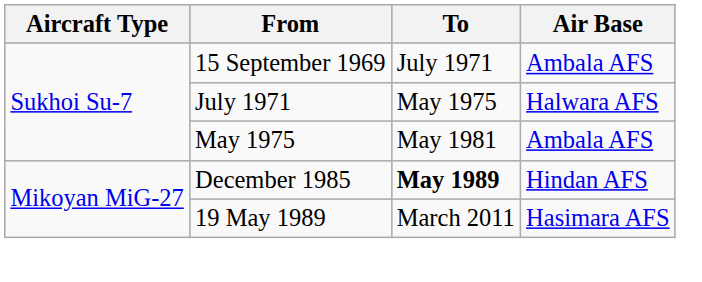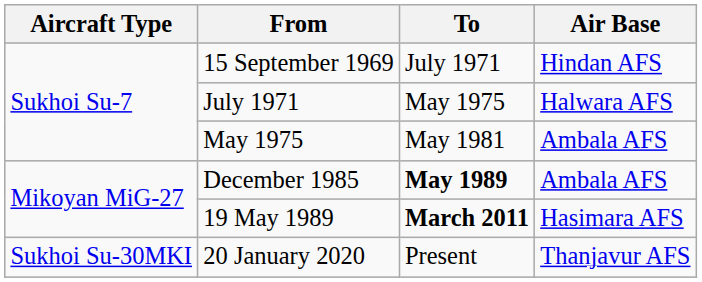(590, 62) Ambala AFS -> (601, 62) Hindan AFS
(587, 179) Hindan AFS -> (604, 179) Ambala AFS
(456, 218) normal -> (467, 218) bold
+ row: (284, 256)
